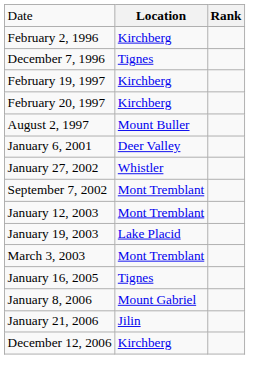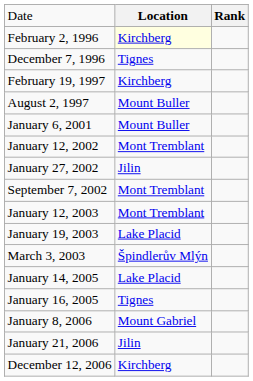(145, 37) no background -> (145, 37) lightyellow background
- row: (56, 103)
(149, 146) Deer Valley -> (154, 125) Mount Buller
+ row: (53, 146)
(141, 168) Whistler -> (129, 168) Jilin
(161, 256) Mont Tremblant -> (163, 256) Špindlerův Mlýn
+ row: (53, 278)
